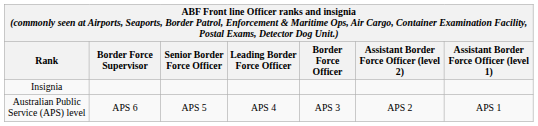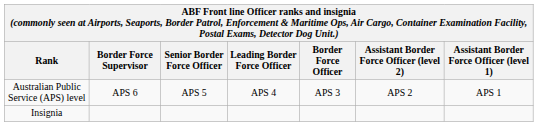rows swapped: (47, 108) <-> (47, 87)
